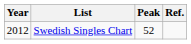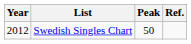(149, 30) 52 -> (149, 30) 50
